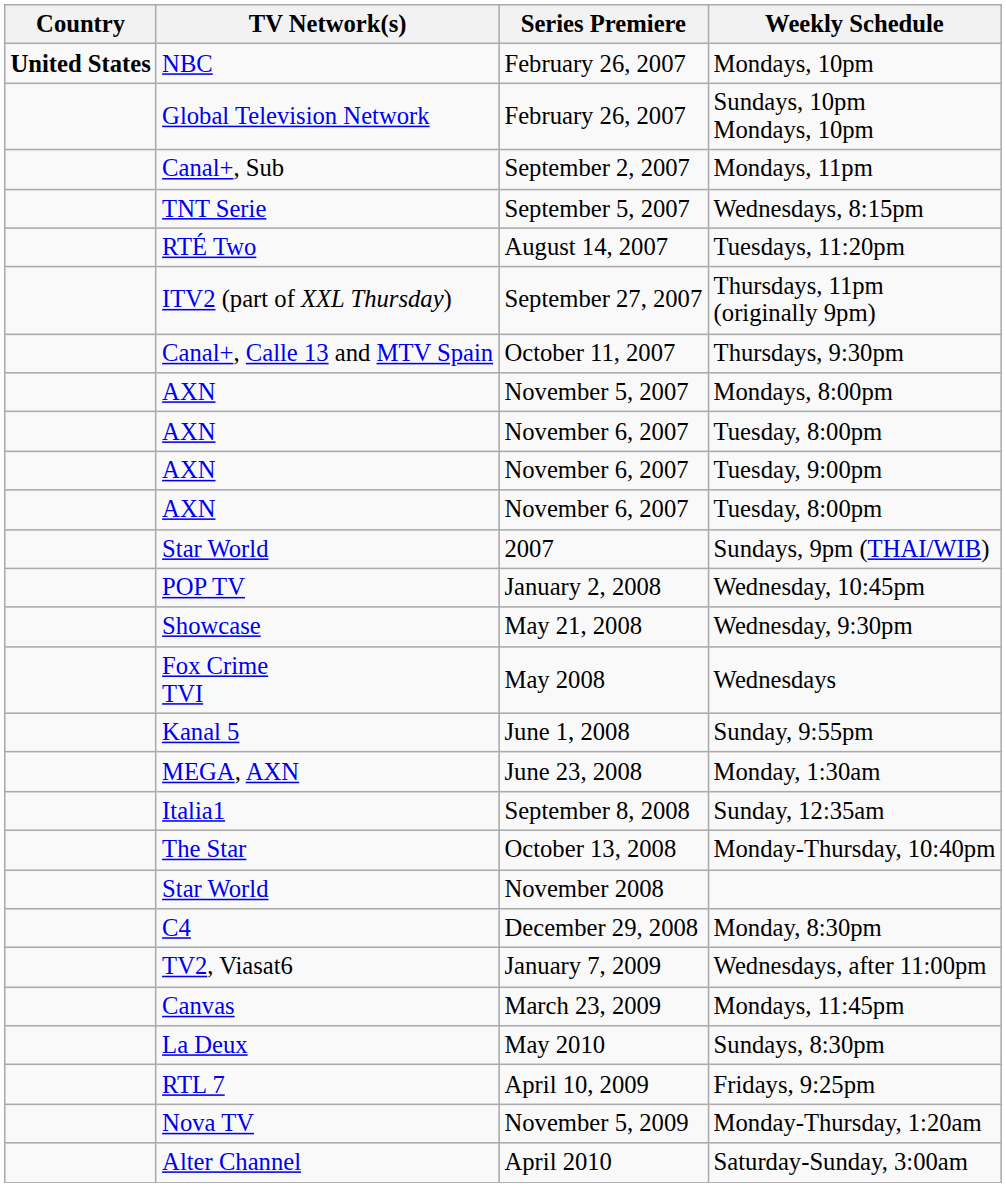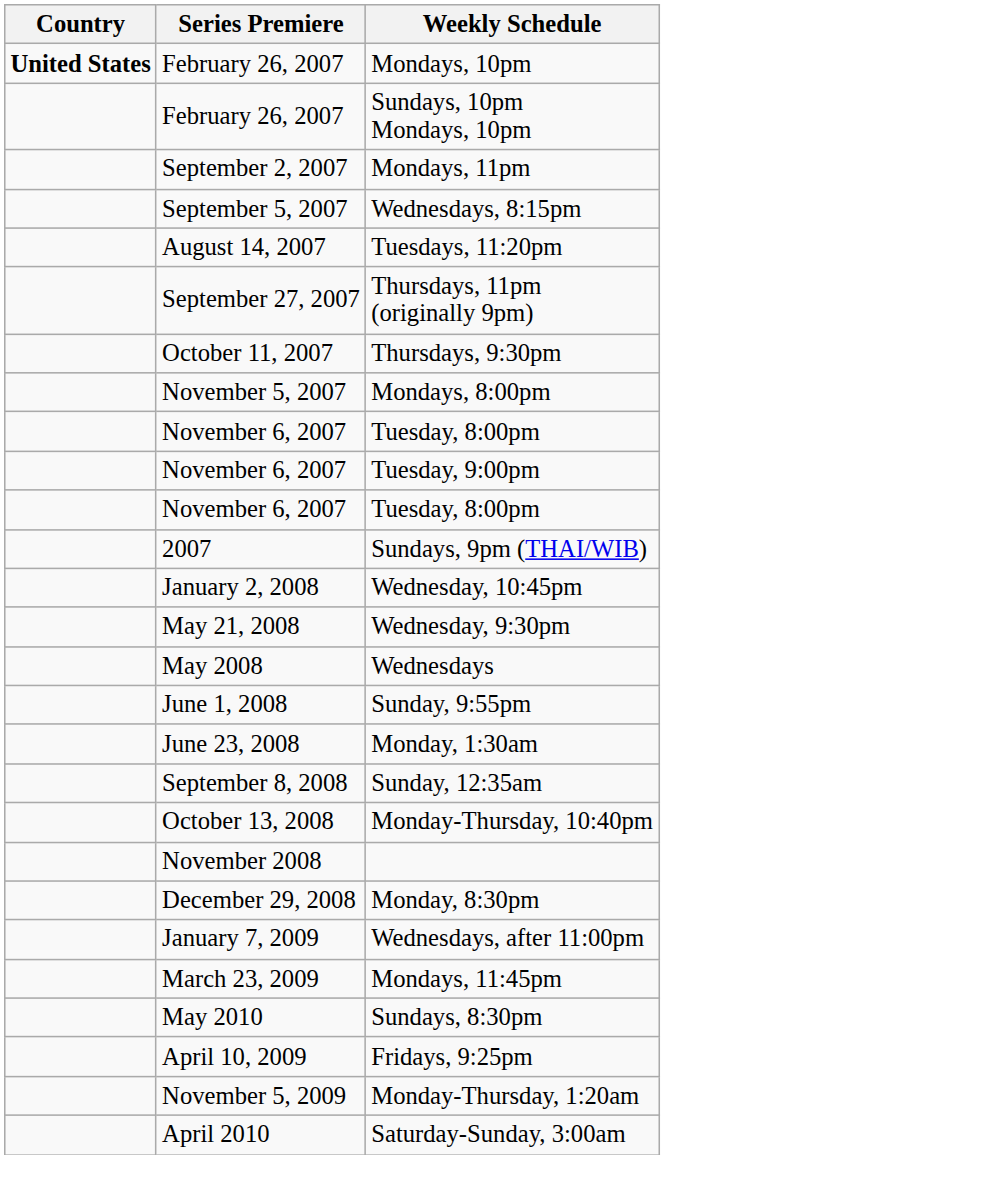- column: (328, 24)
